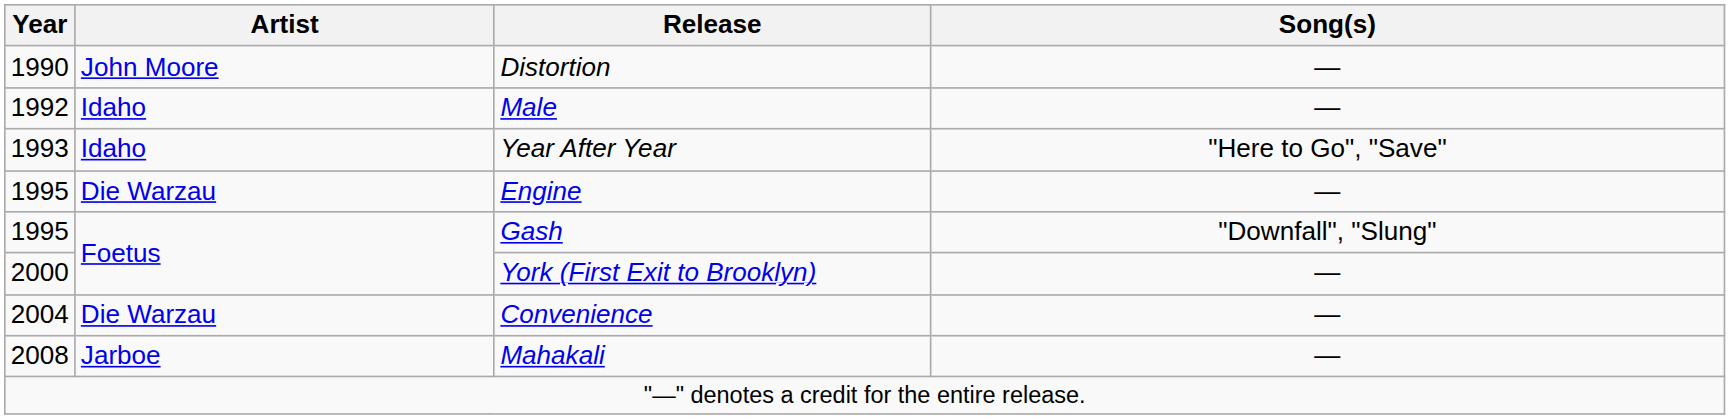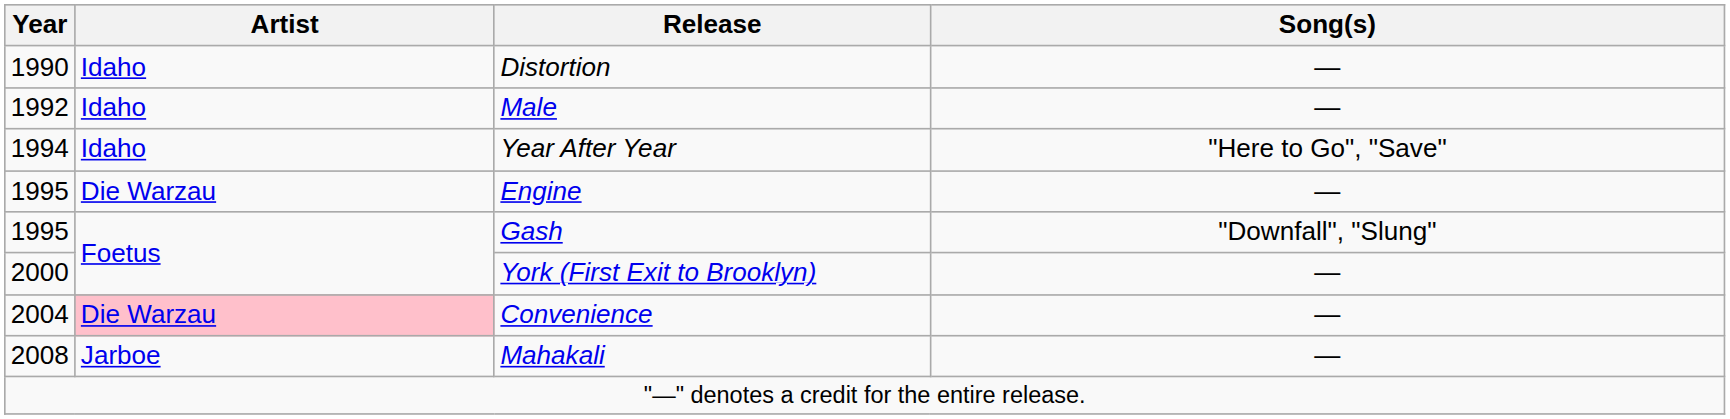(150, 66) John Moore -> (114, 66) Idaho
(40, 149) 1993 -> (40, 149) 1994
(148, 314) no background -> (148, 314) pink background
